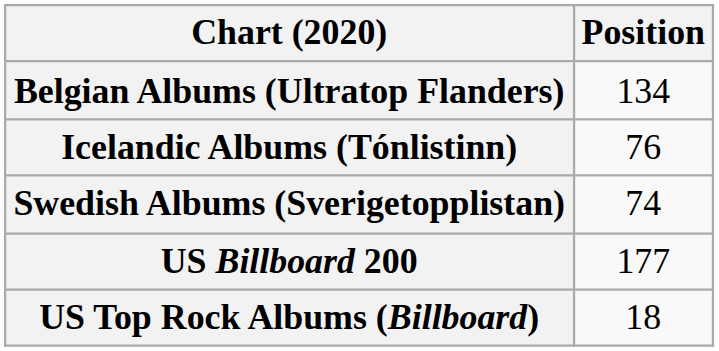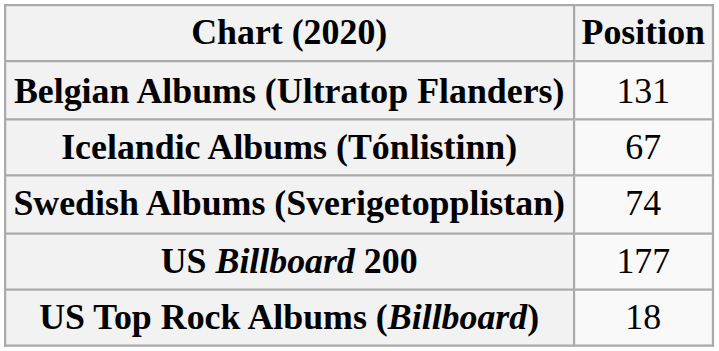(643, 89) 134 -> (643, 89) 131
(643, 146) 76 -> (643, 146) 67
